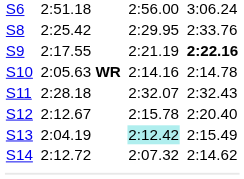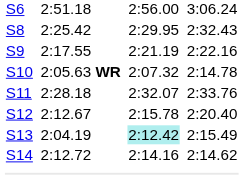(212, 30) 2:33.76 -> (212, 30) 2:32.43
(212, 51) bold -> (212, 51) normal
(154, 72) 2:14.16 -> (154, 72) 2:07.32
(212, 93) 2:32.43 -> (212, 93) 2:33.76
(154, 155) 2:07.32 -> (154, 155) 2:14.16
